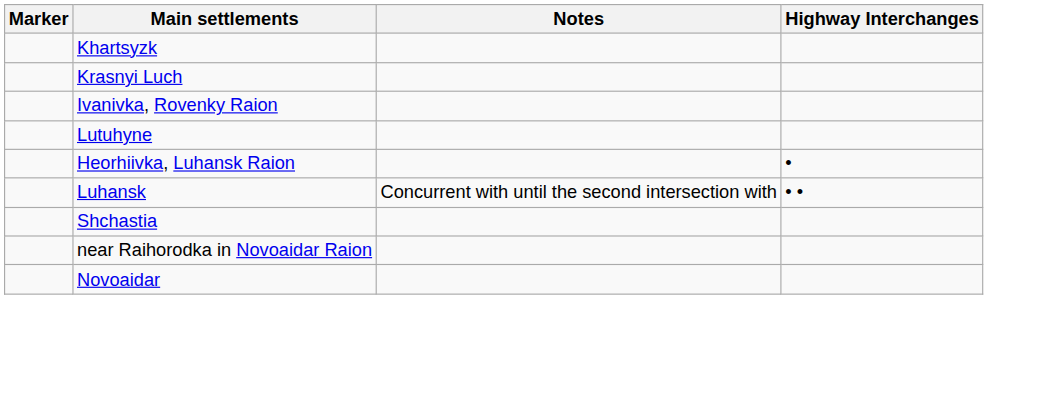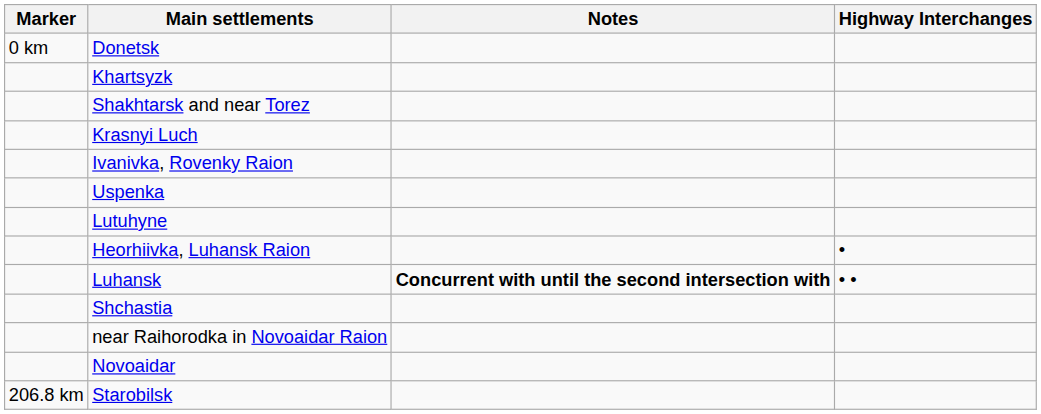+ row: (126, 47)
+ row: (201, 105)
+ row: (128, 192)
(579, 192) normal -> (613, 279) bold
+ row: (132, 395)
